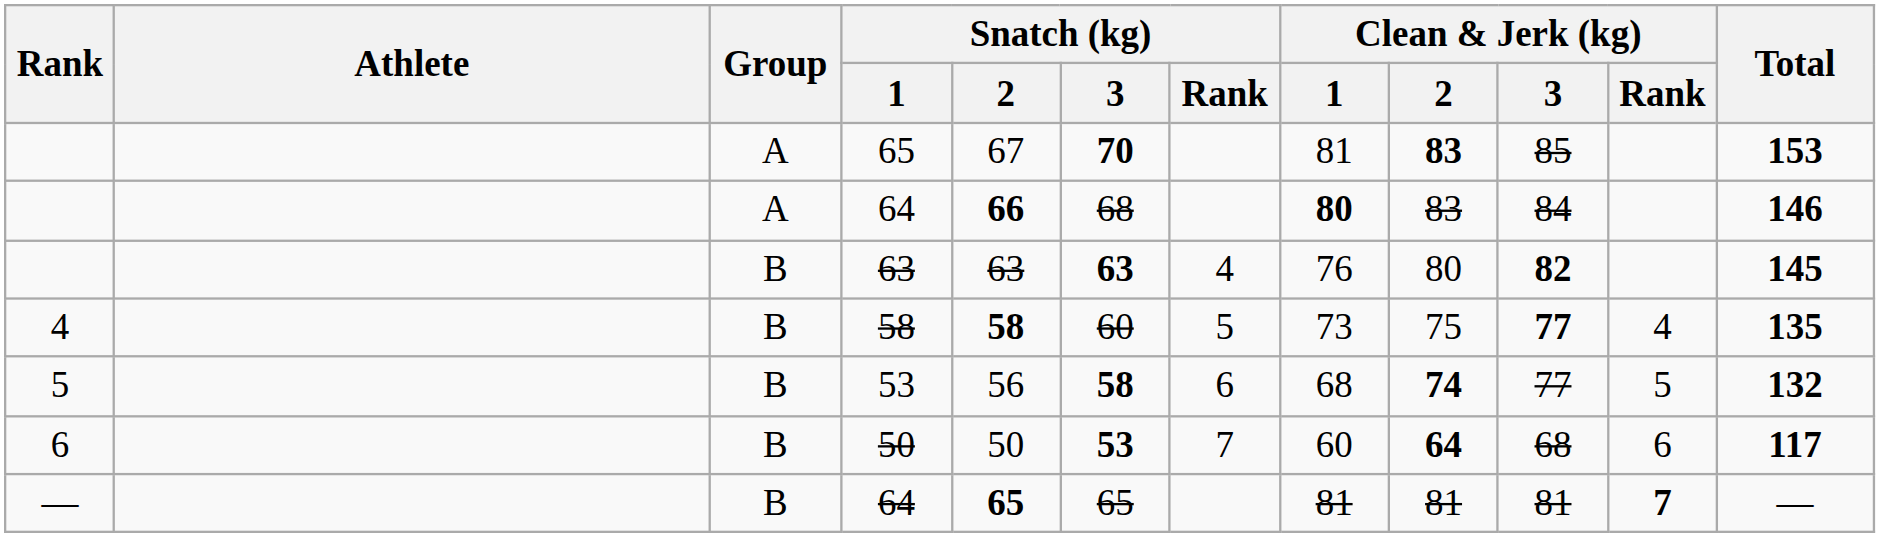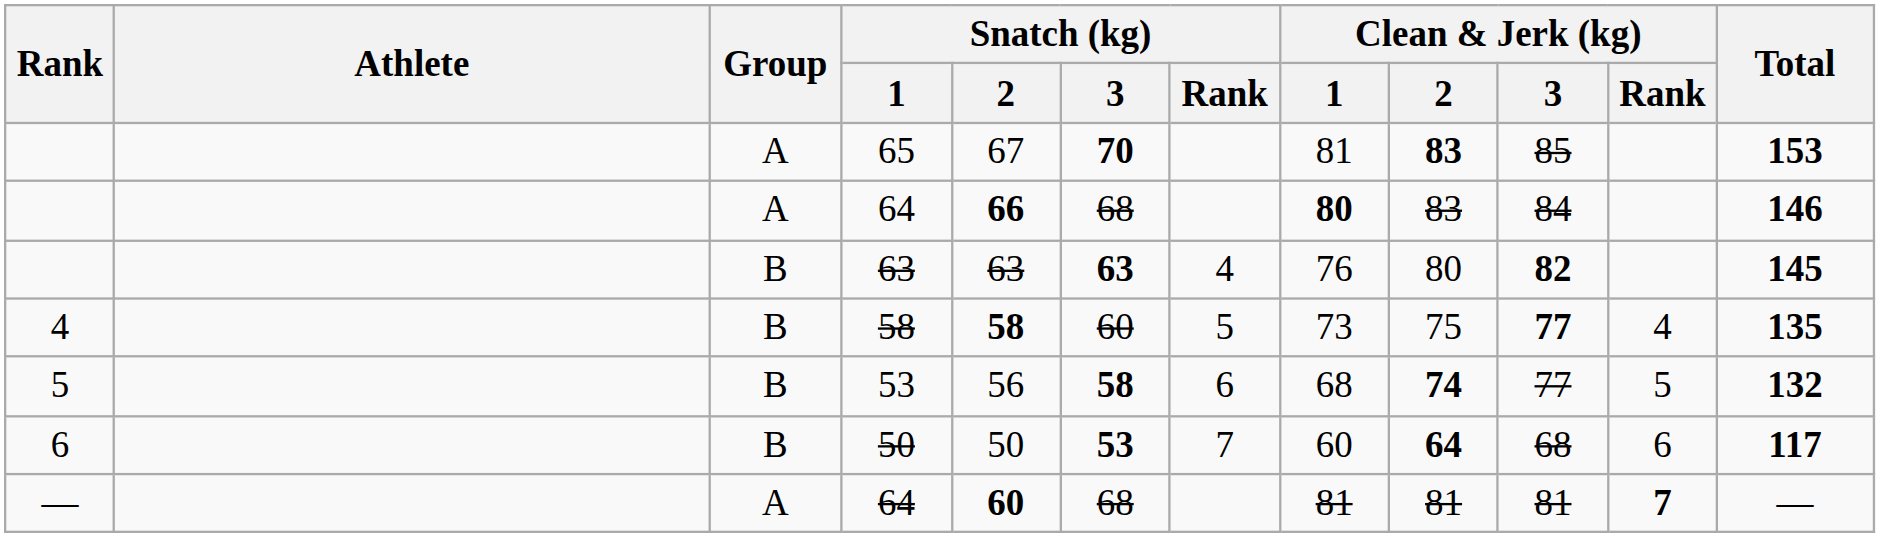(775, 502) B -> (775, 502) A
(1006, 502) 65 -> (1006, 502) 60
(1115, 502) 65 -> (1115, 502) 68
